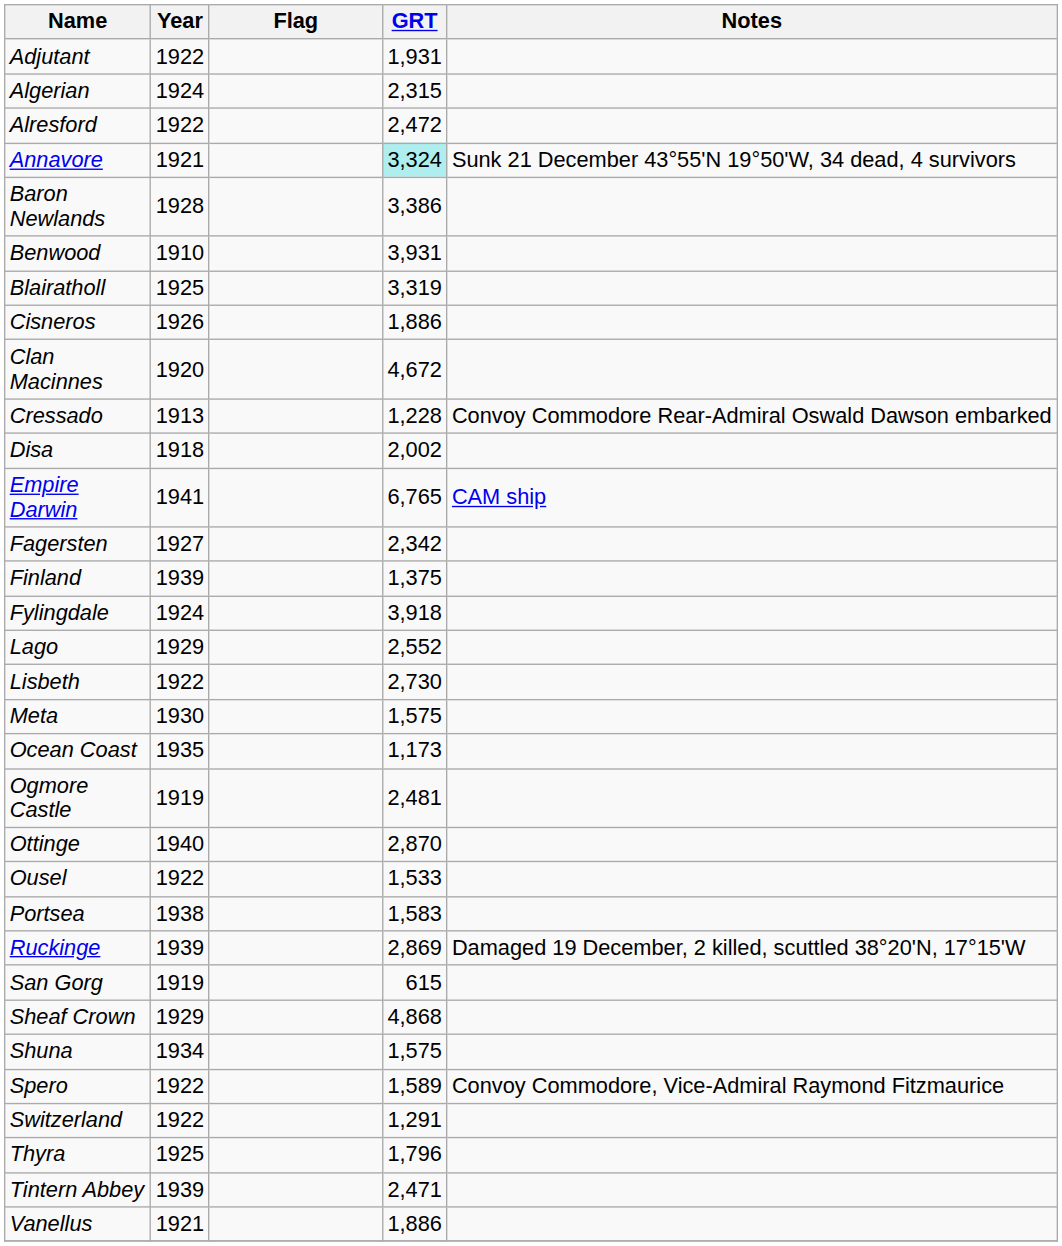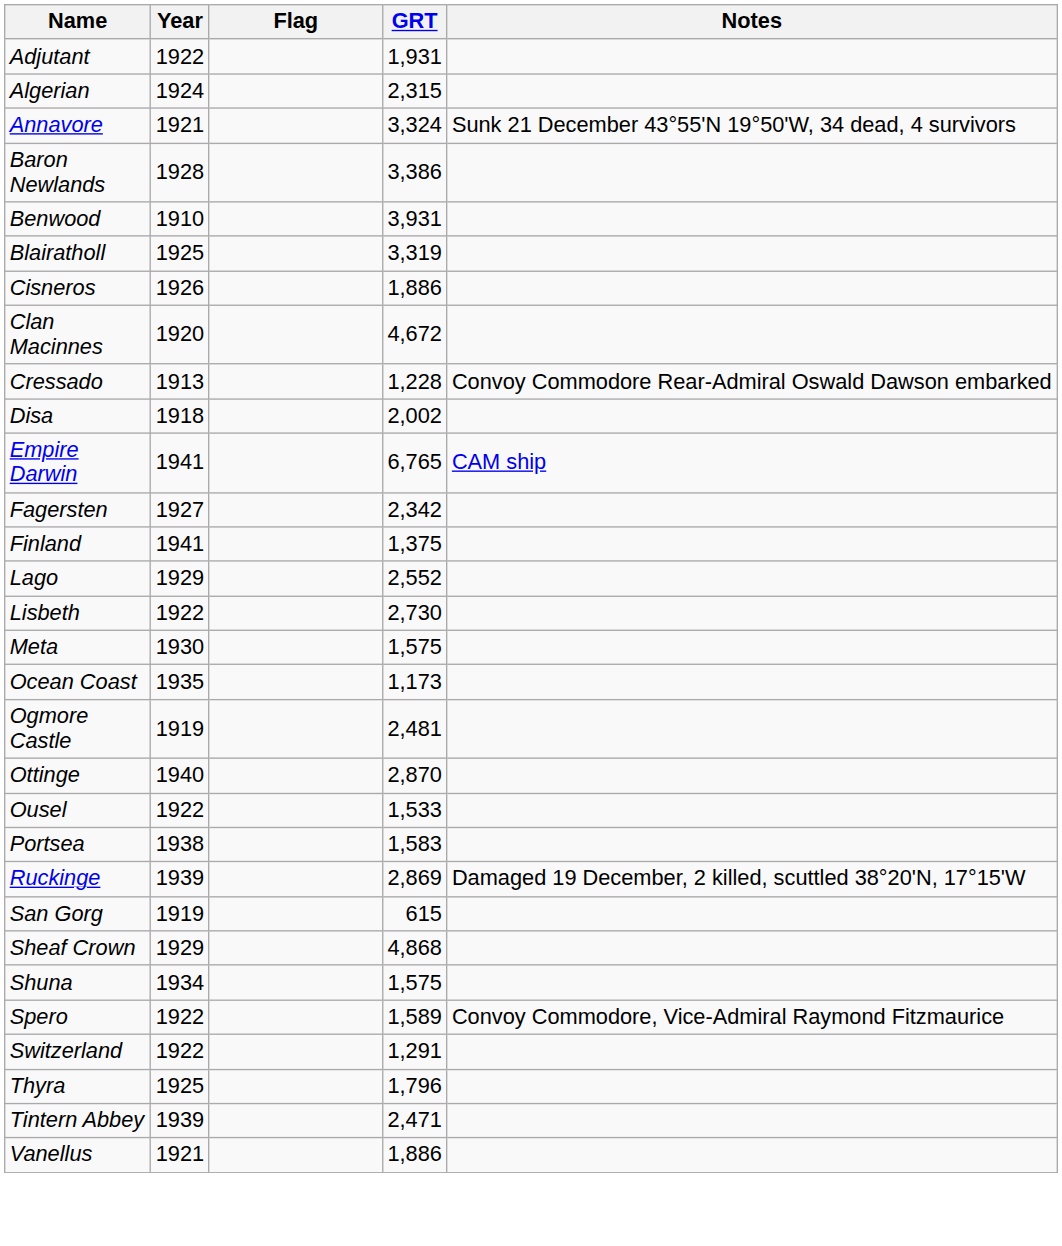- row: (53, 125)
(415, 159) paleturquoise background -> (415, 125) no background
(180, 578) 1939 -> (180, 543) 1941
- row: (59, 612)
